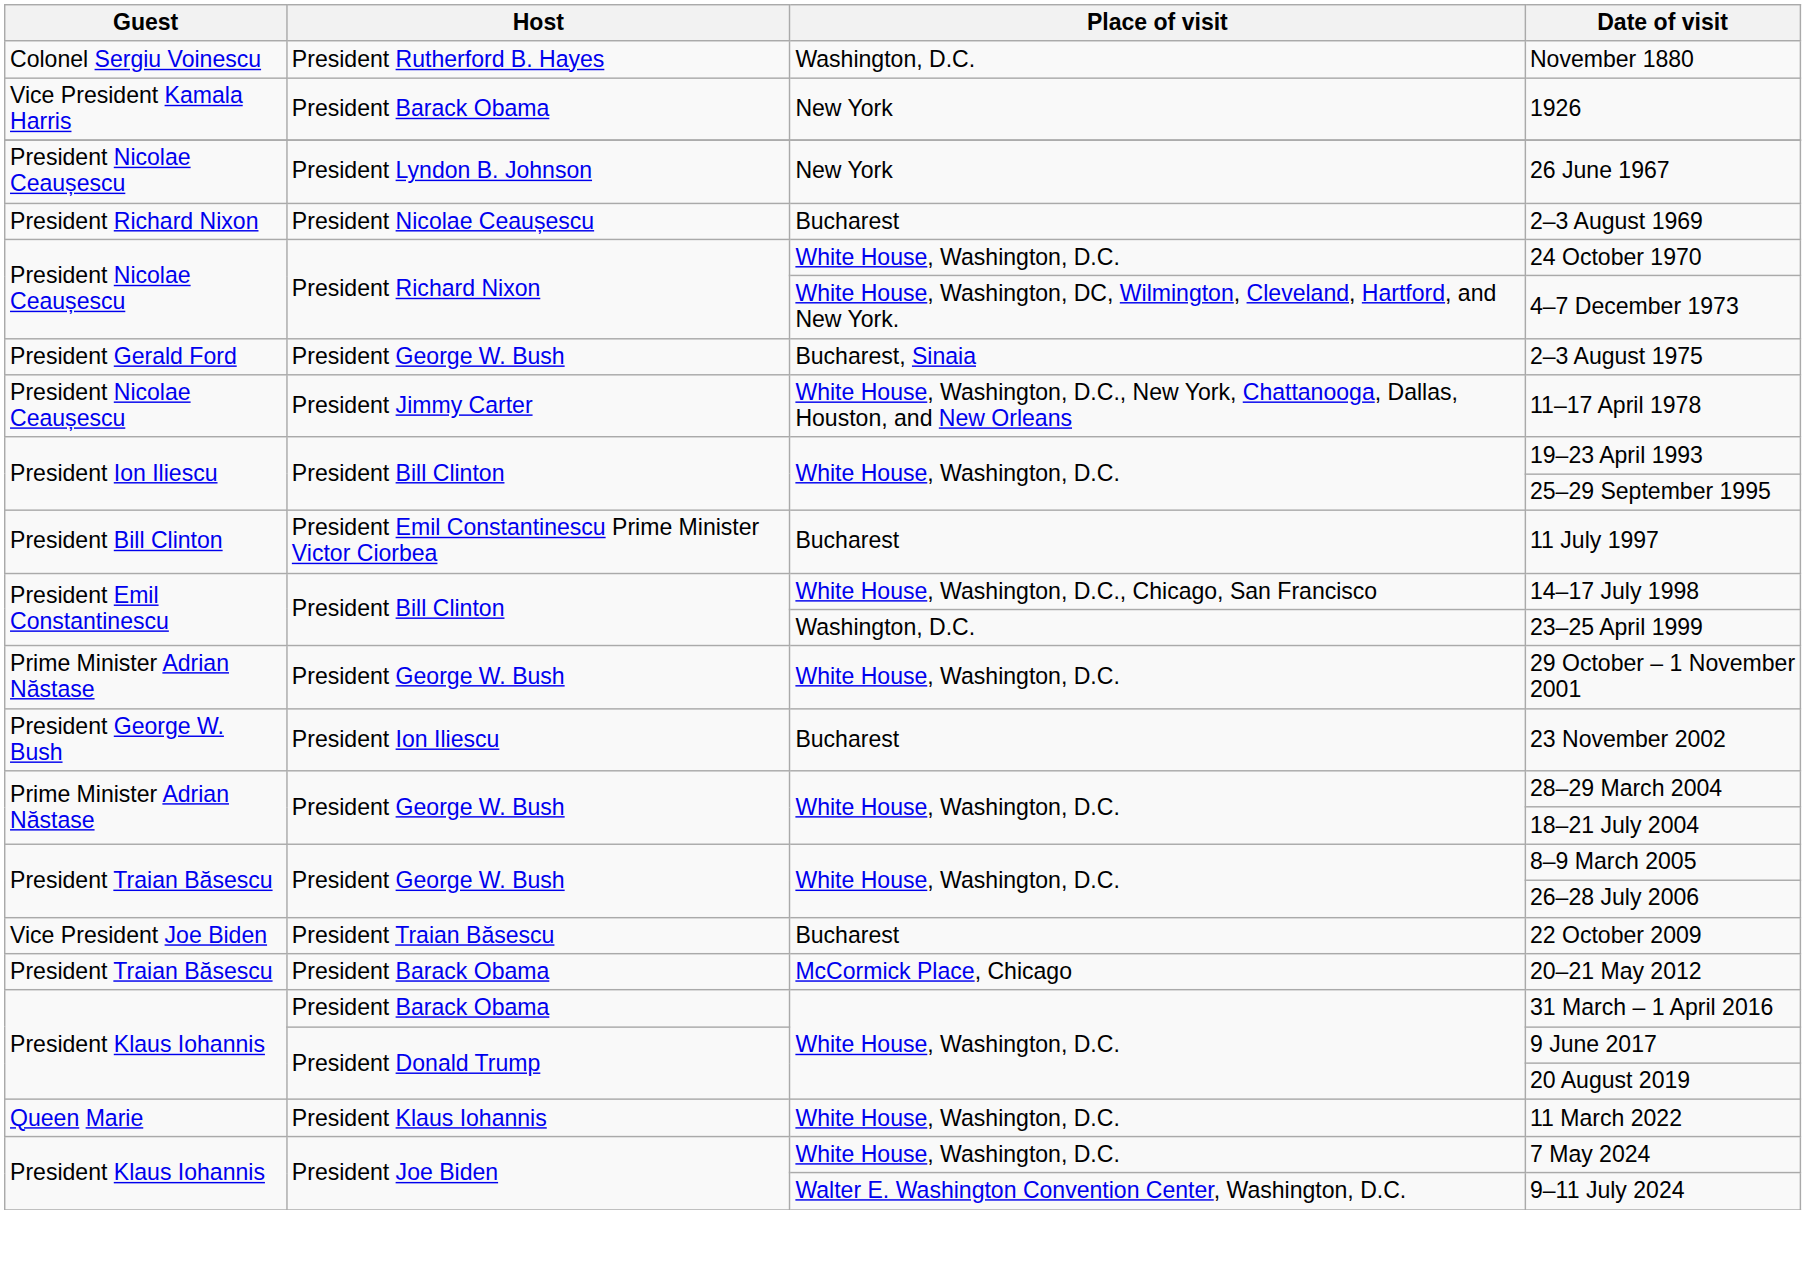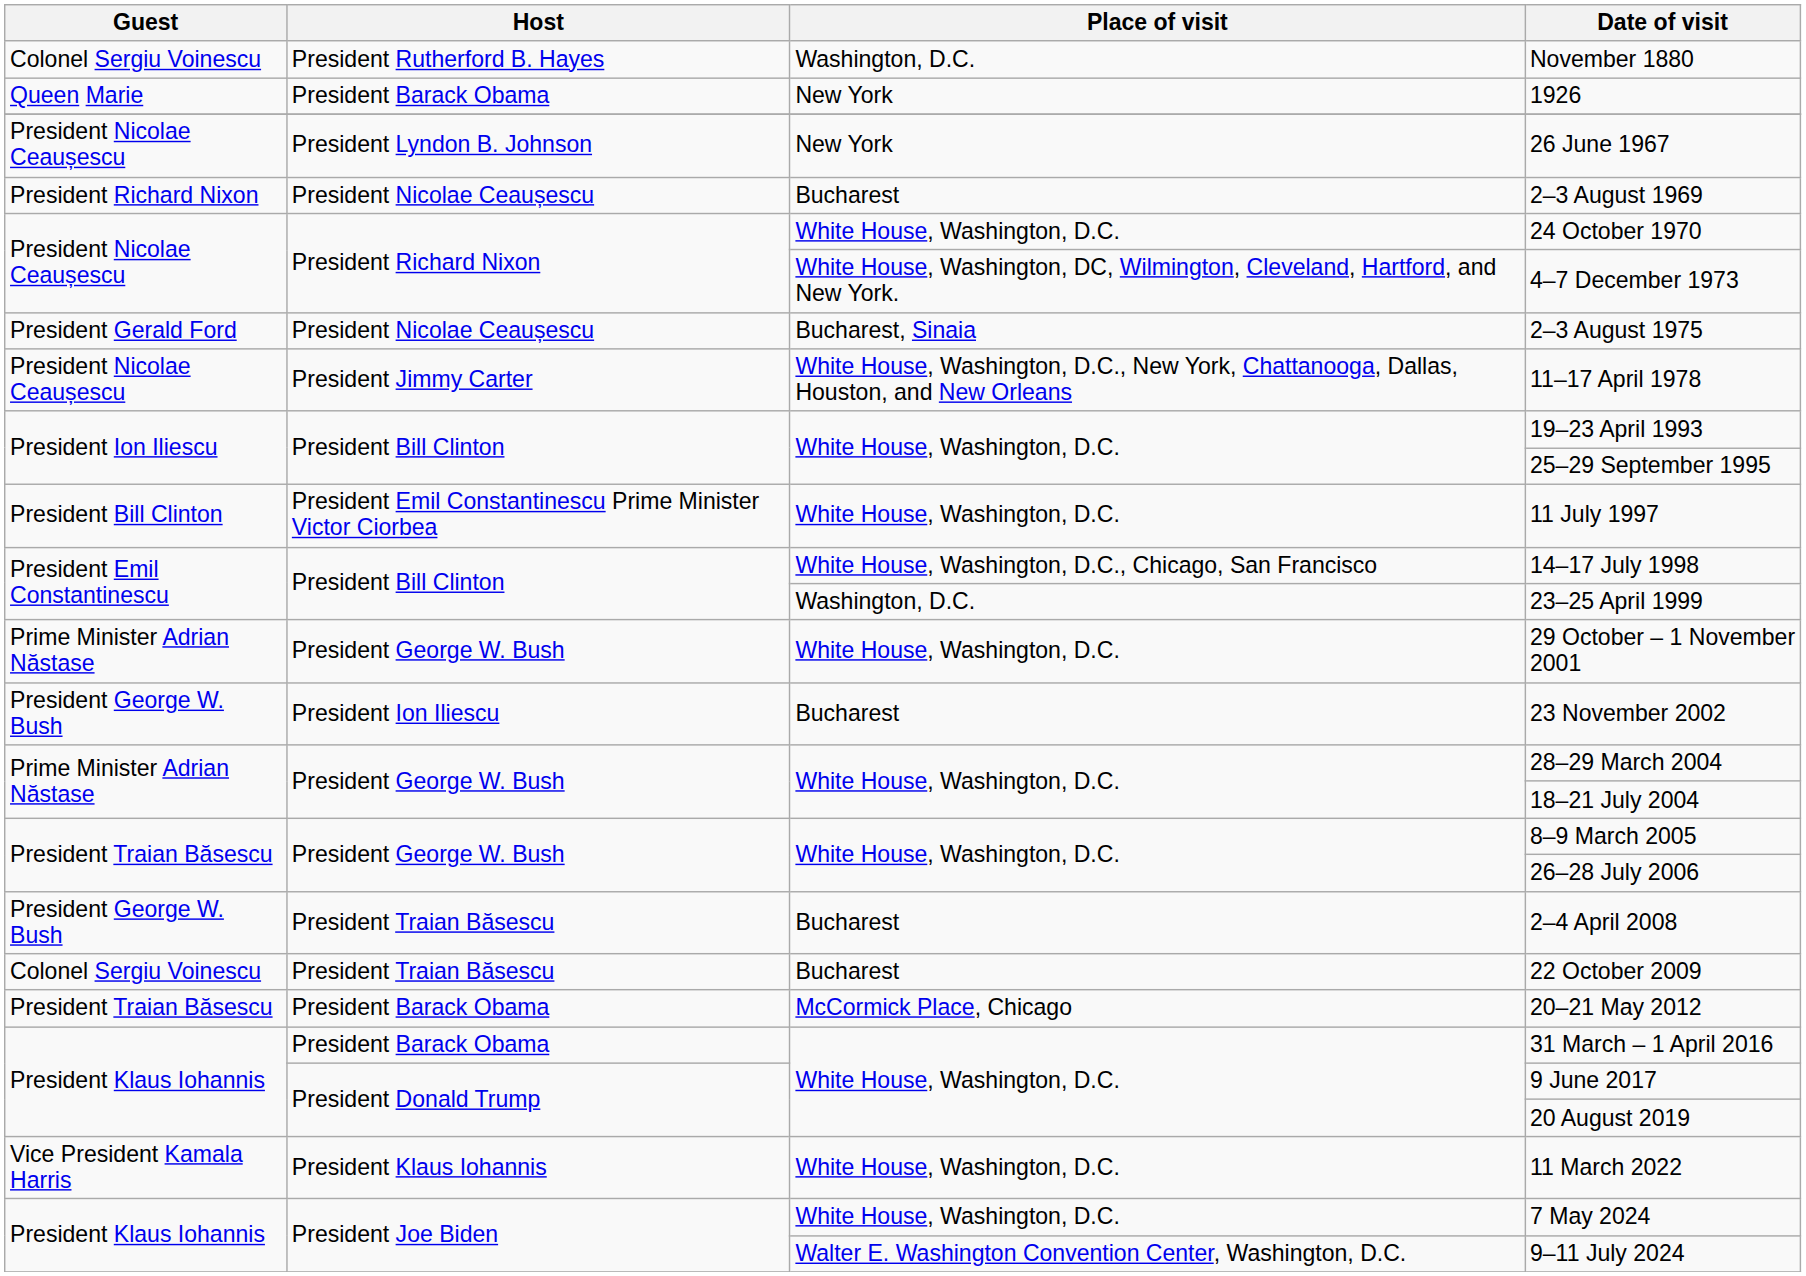(126, 108) Vice President Kamala Harris -> (77, 95) Queen Marie
(428, 356) President George W. Bush -> (443, 330) President Nicolae Ceaușescu
(847, 541) Bucharest -> (958, 515) White House, Washington, D.C.
+ row: (1604, 922)
(139, 935) Vice President Joe Biden -> (136, 971) Colonel Sergiu Voinescu
(77, 1117) Queen Marie -> (126, 1167) Vice President Kamala Harris
